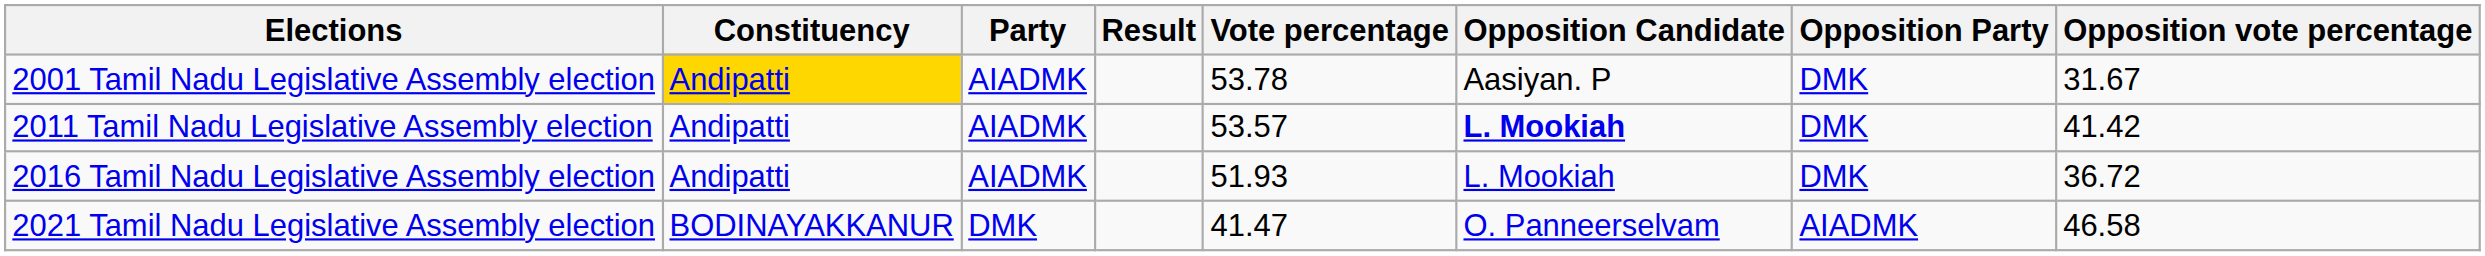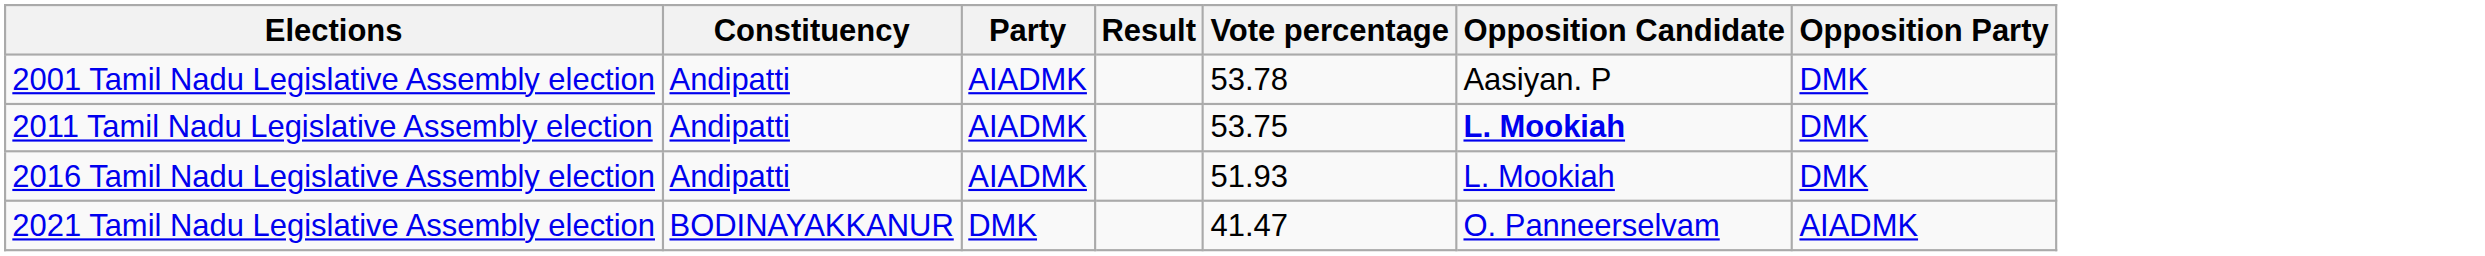- column: (2268, 30)
(730, 79) gold background -> (730, 79) no background
(1249, 128) 53.57 -> (1249, 128) 53.75
